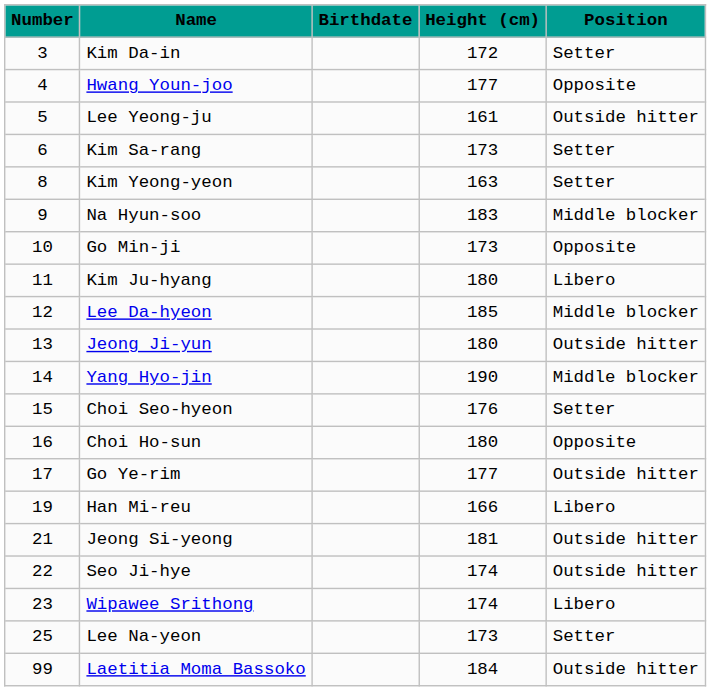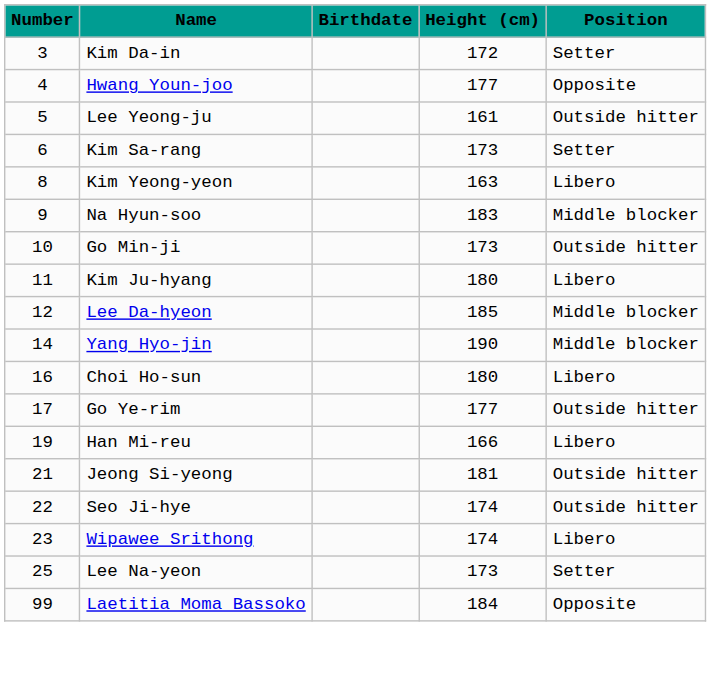(584, 183) Setter -> (584, 183) Libero
(595, 248) Opposite -> (626, 248) Outside hitter
- row: (149, 345)
- row: (160, 410)
(595, 443) Opposite -> (584, 378) Libero
(626, 670) Outside hitter -> (595, 605) Opposite
